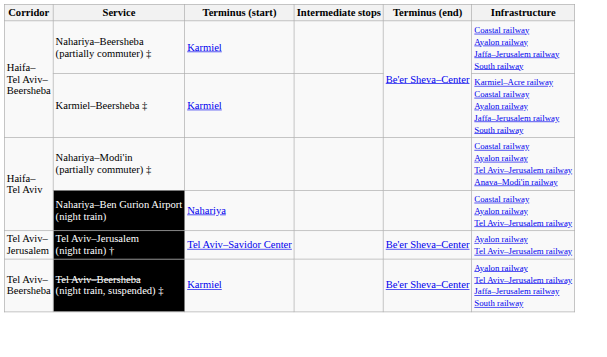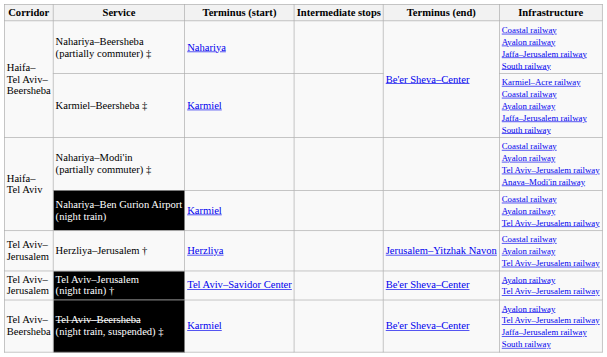(204, 47) Karmiel -> (207, 47) Nahariya
(207, 210) Nahariya -> (204, 210) Karmiel
+ row: (102, 251)
